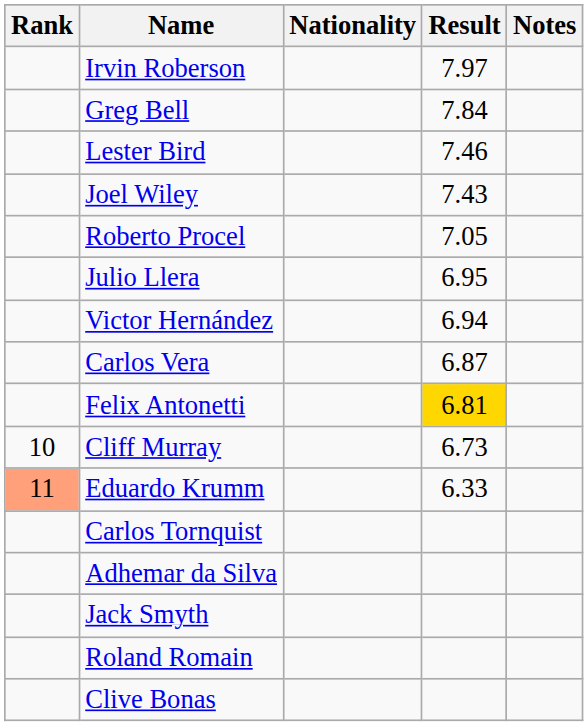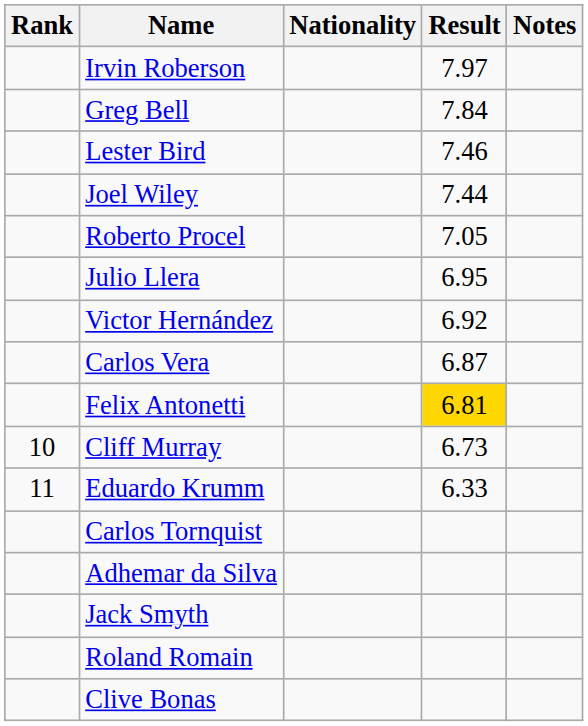(465, 194) 7.43 -> (465, 194) 7.44
(465, 320) 6.94 -> (465, 320) 6.92
(42, 488) lightsalmon background -> (42, 488) no background
